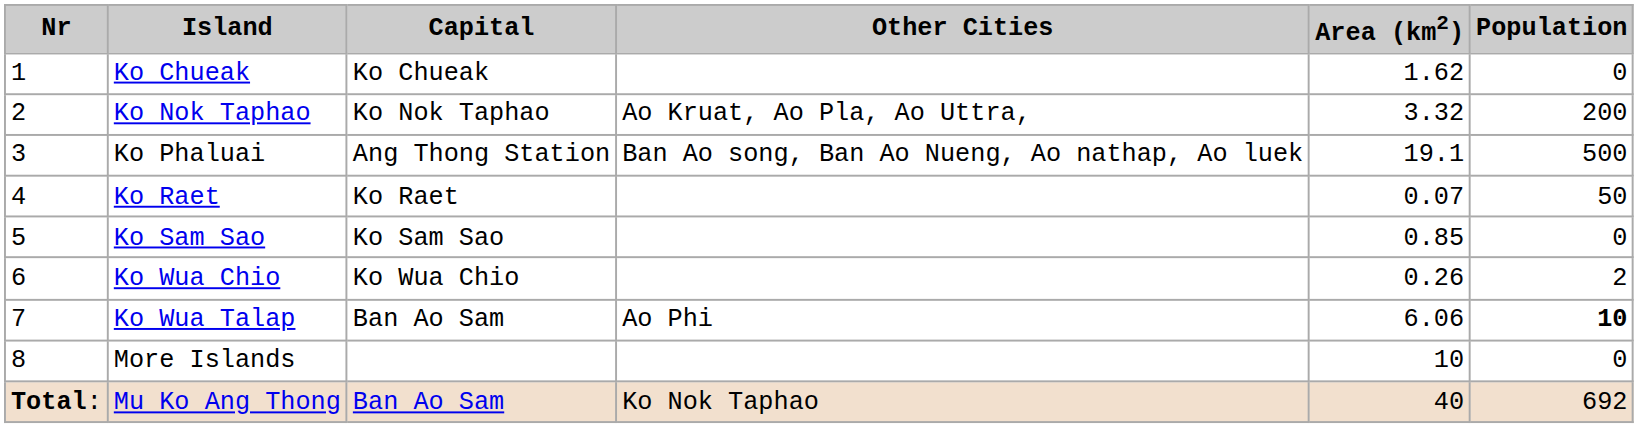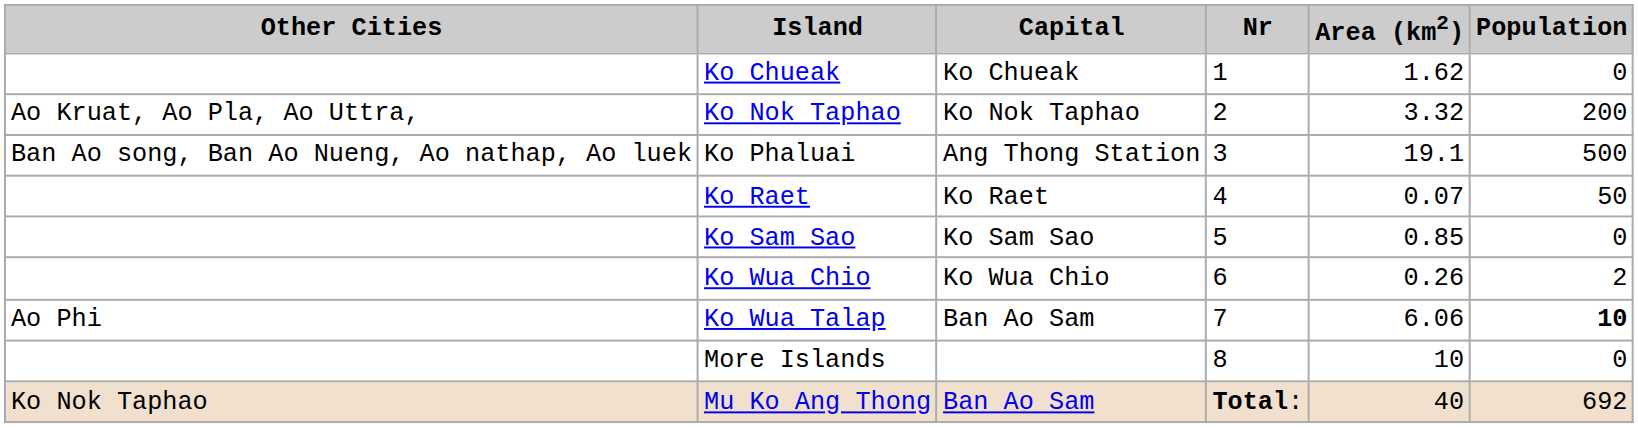columns swapped: (56, 29) <-> (963, 29)
